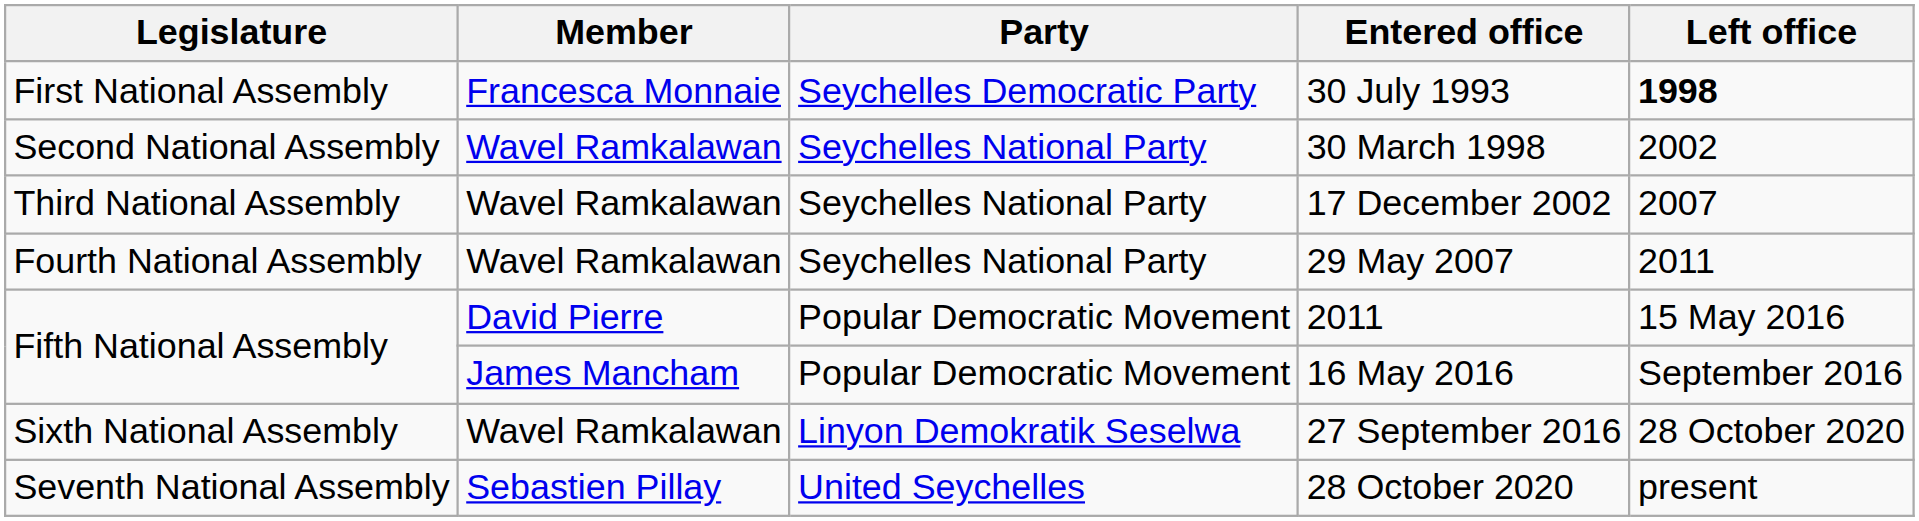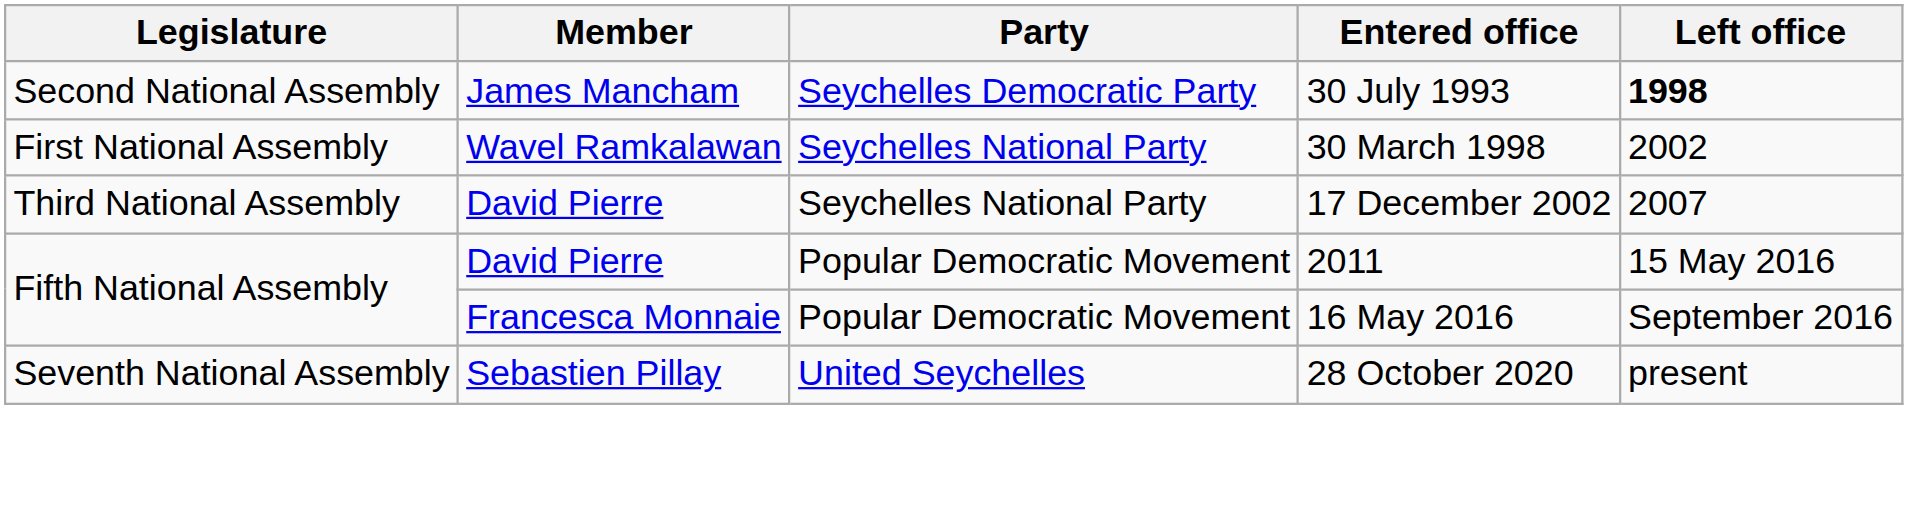(201, 89) First National Assembly -> (227, 89) Second National Assembly
(624, 89) Francesca Monnaie -> (603, 89) James Mancham
(227, 146) Second National Assembly -> (201, 146) First National Assembly
(624, 203) Wavel Ramkalawan -> (565, 203) David Pierre
- row: (1410, 260)
(603, 373) James Mancham -> (624, 317) Francesca Monnaie
- row: (1464, 430)
